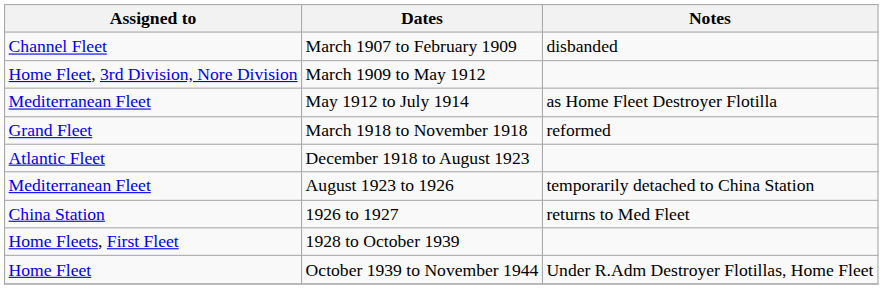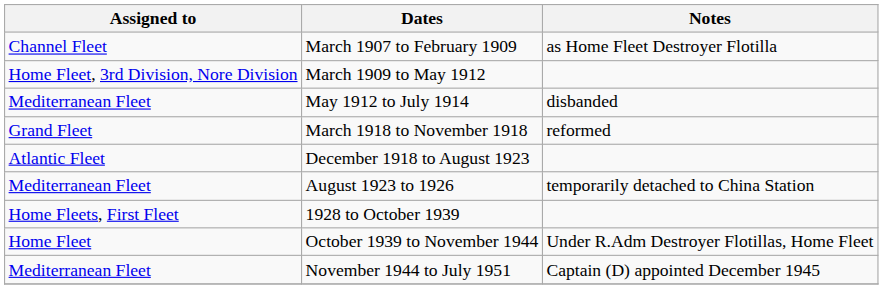(582, 46) disbanded -> (662, 46) as Home Fleet Destroyer Flotilla
(662, 102) as Home Fleet Destroyer Flotilla -> (582, 102) disbanded
- row: (352, 213)
+ row: (408, 269)
